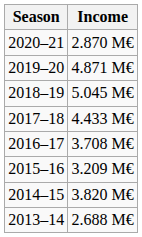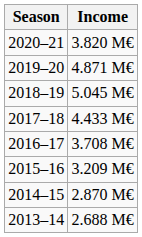(103, 42) 2.870 M€ -> (103, 42) 3.820 M€
(103, 194) 3.820 M€ -> (103, 194) 2.870 M€
